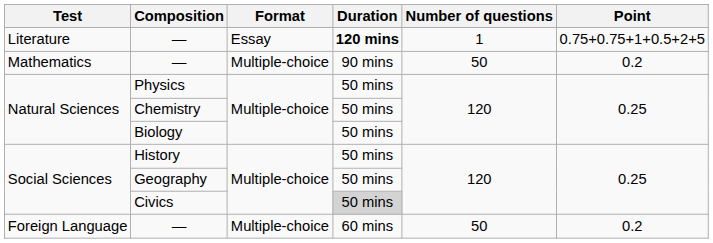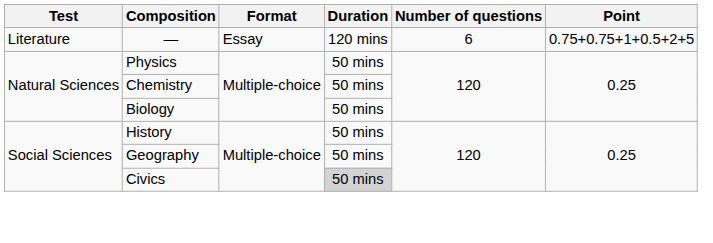(367, 39) bold -> (358, 39) normal
(479, 39) 1 -> (469, 39) 6
- row: (50, 62)
- row: (68, 226)
